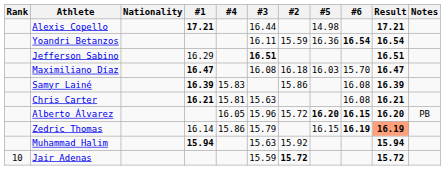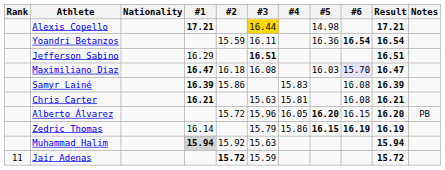columns swapped: (294, 12) <-> (231, 12)
(263, 26) no background -> (263, 26) gold background
(357, 70) no background -> (357, 70) lavender background
(357, 114) bold -> (357, 114) normal
(325, 129) normal -> (325, 129) bold
(391, 129) lightsalmon background -> (391, 129) no background
(200, 143) no background -> (200, 143) lightgrey background
(17, 158) 10 -> (17, 158) 11
